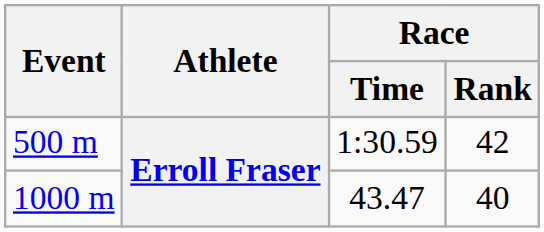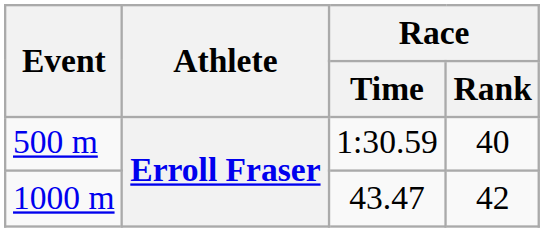(493, 143) 42 -> (493, 143) 40
(493, 198) 40 -> (493, 198) 42
